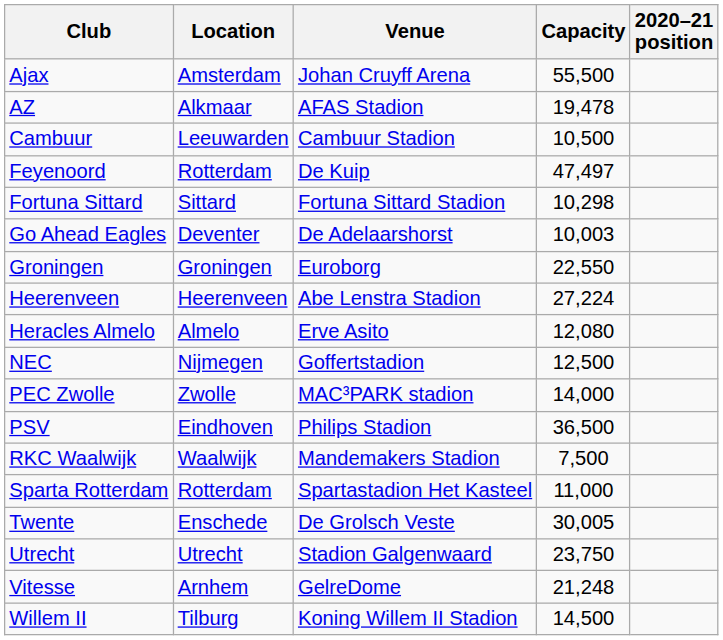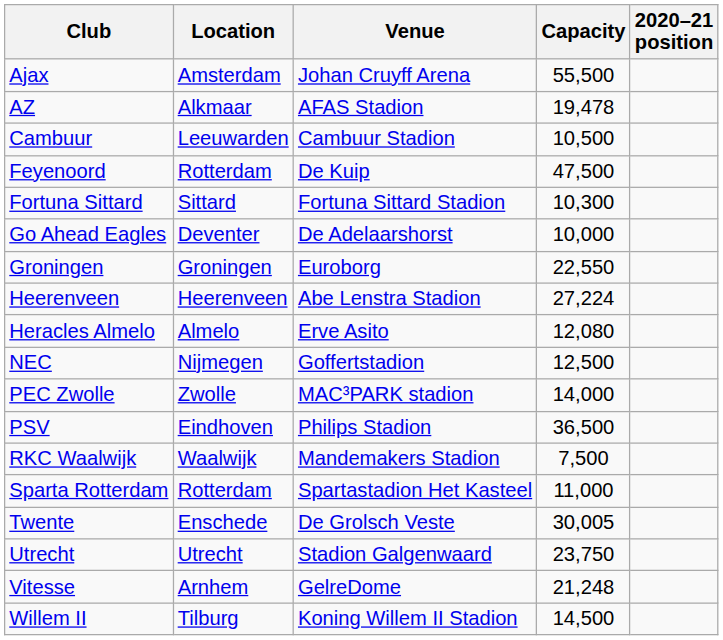(583, 171) 47,497 -> (583, 171) 47,500
(583, 203) 10,298 -> (583, 203) 10,300
(583, 235) 10,003 -> (583, 235) 10,000
